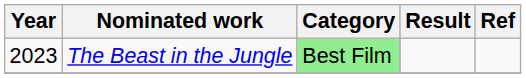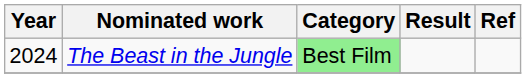(33, 55) 2023 -> (33, 55) 2024
